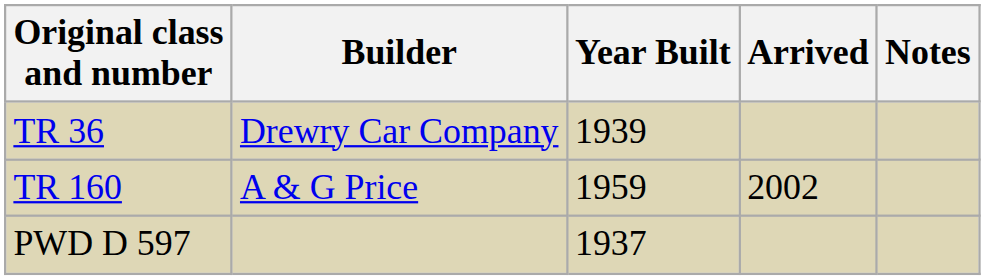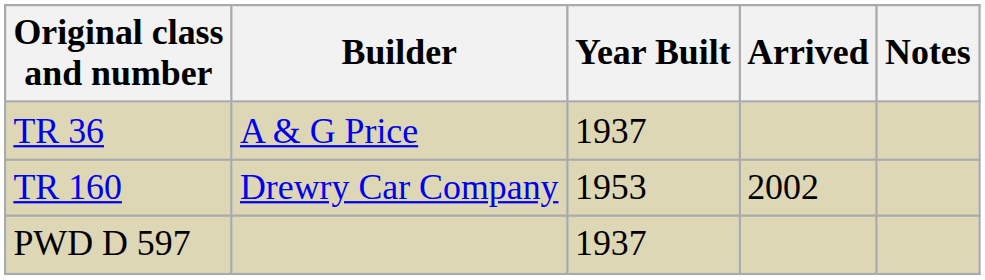(399, 130) Drewry Car Company -> (329, 130) A & G Price
(611, 130) 1939 -> (611, 130) 1937
(329, 186) A & G Price -> (399, 186) Drewry Car Company
(611, 186) 1959 -> (611, 186) 1953
